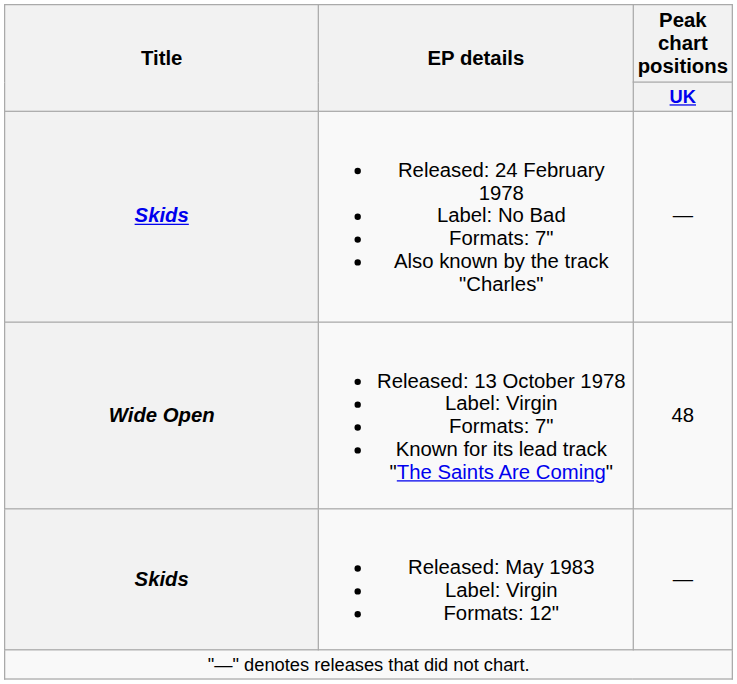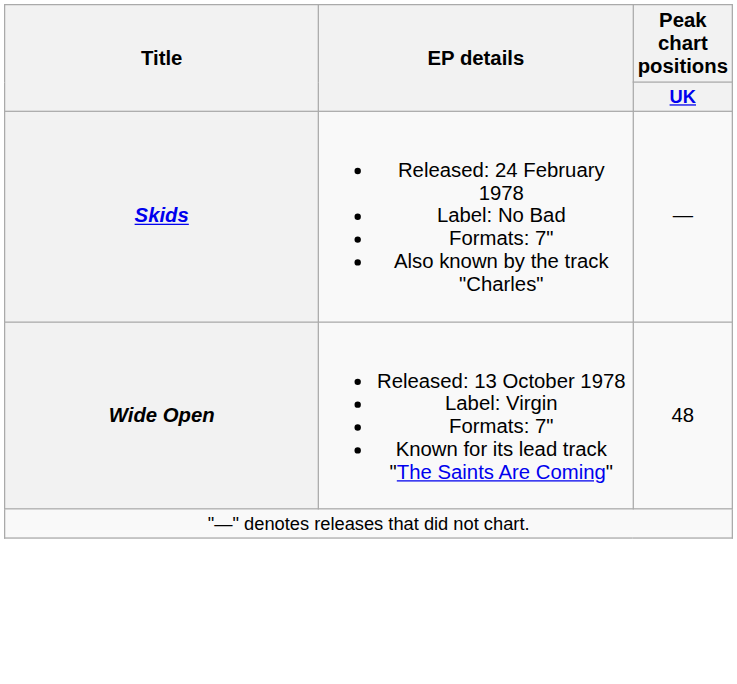- row: (476, 591)
